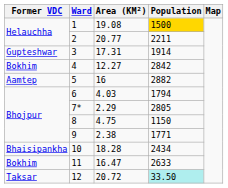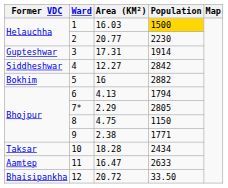(109, 25) 19.08 -> (109, 25) 16.03
(161, 39) 2211 -> (161, 39) 2230
(22, 66) Bokhim -> (34, 66) Siddheshwar
(22, 80) Aamtep -> (22, 80) Bokhim
(106, 94) 4.03 -> (106, 94) 4.13
(37, 149) Bhaisipankha -> (22, 149) Taksar
(22, 163) Bokhim -> (22, 163) Aamtep
(22, 176) Taksar -> (37, 176) Bhaisipankha
(163, 176) paleturquoise background -> (163, 176) no background
